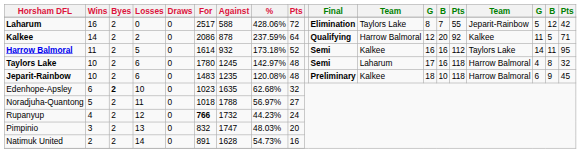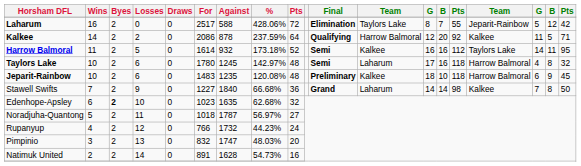+ row: (32, 89)
(228, 102) 1788 -> (228, 115) 1787
(203, 115) bold -> (203, 128) normal
